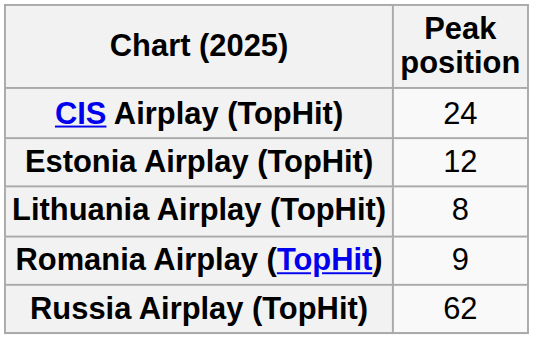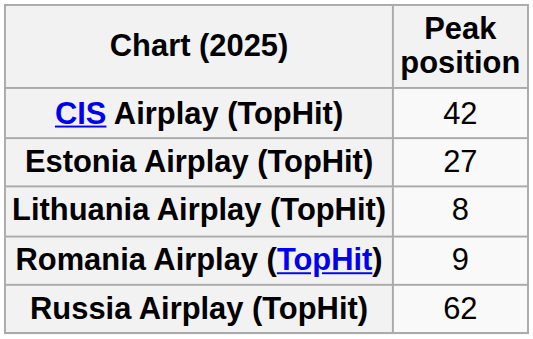(460, 112) 24 -> (460, 112) 42
(460, 161) 12 -> (460, 161) 27
